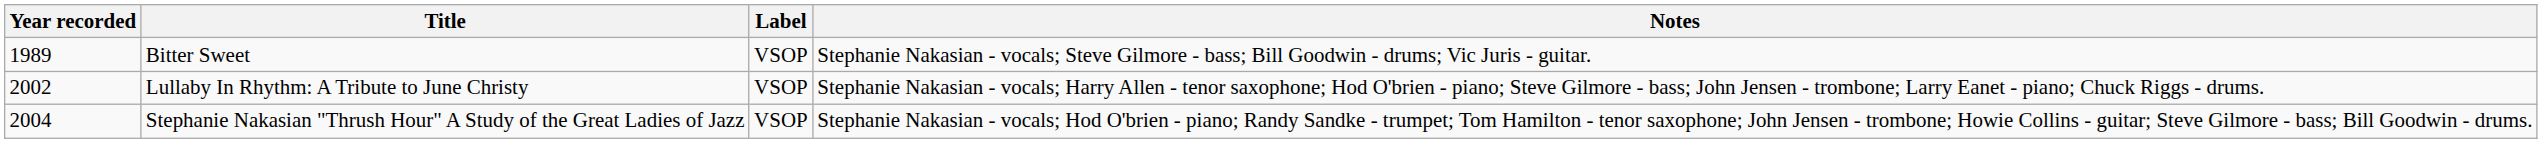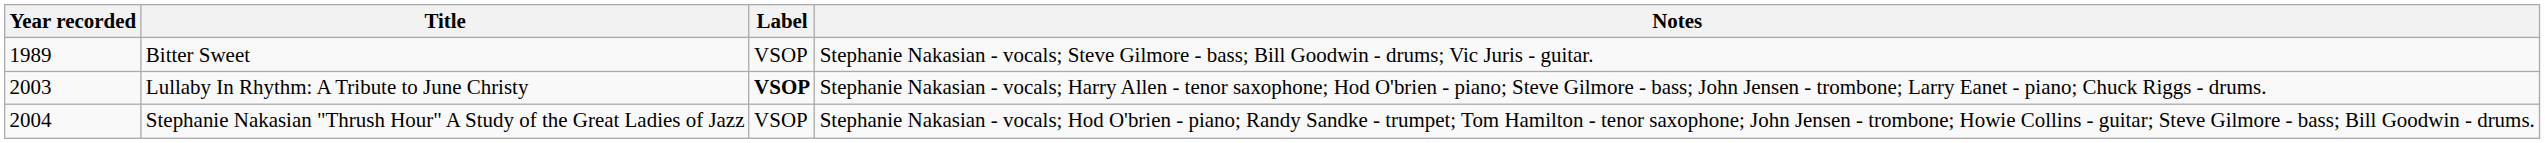(30, 87) 2002 -> (30, 87) 2003
(781, 87) normal -> (782, 87) bold
